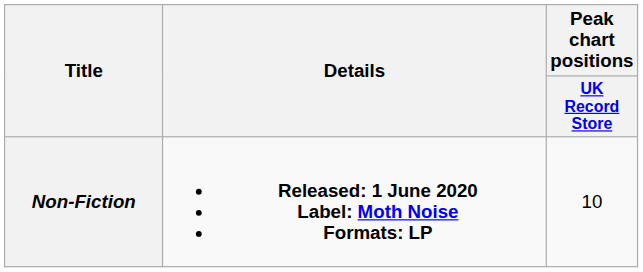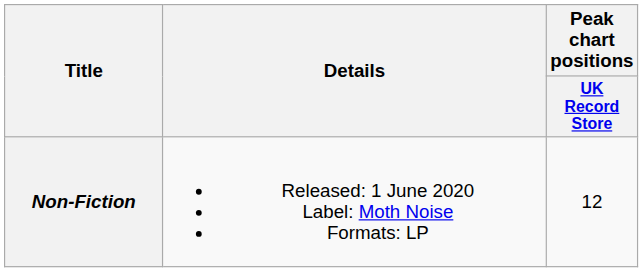(354, 212) bold -> (354, 212) normal
(592, 201) 10 -> (592, 201) 12
